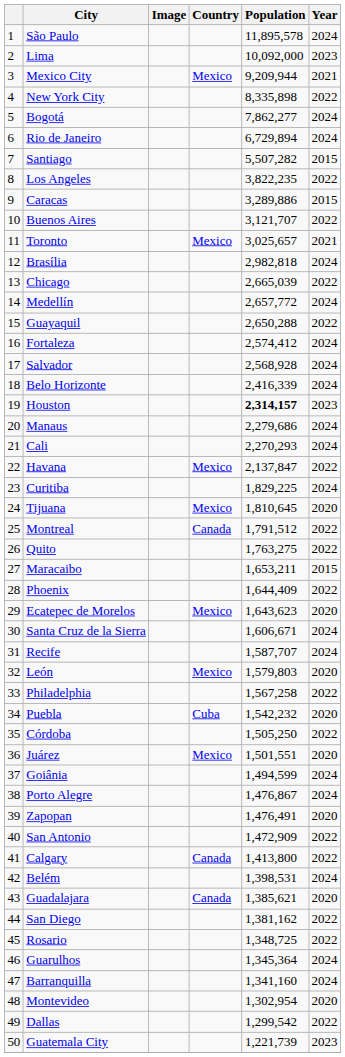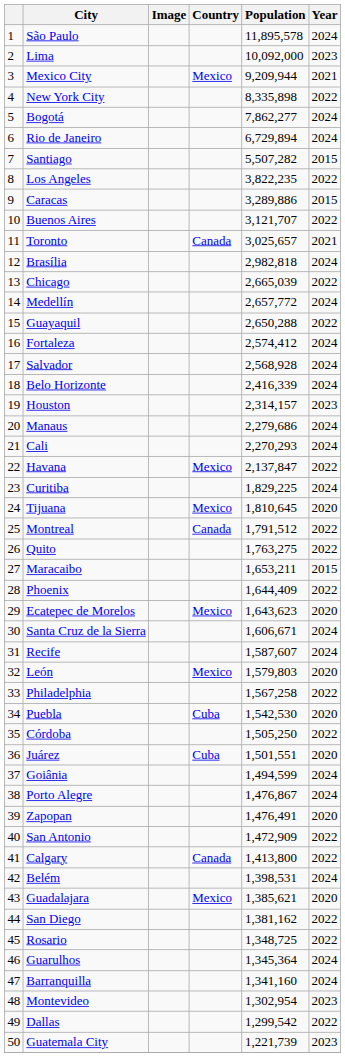(212, 240) Mexico -> (212, 240) Canada
(271, 405) bold -> (271, 405) normal
(271, 651) 1,587,707 -> (271, 651) 1,587,607
(271, 713) 1,542,232 -> (271, 713) 1,542,530
(212, 754) Mexico -> (206, 754) Cuba
(212, 898) Canada -> (212, 898) Mexico
(325, 1001) 2020 -> (325, 1001) 2023
